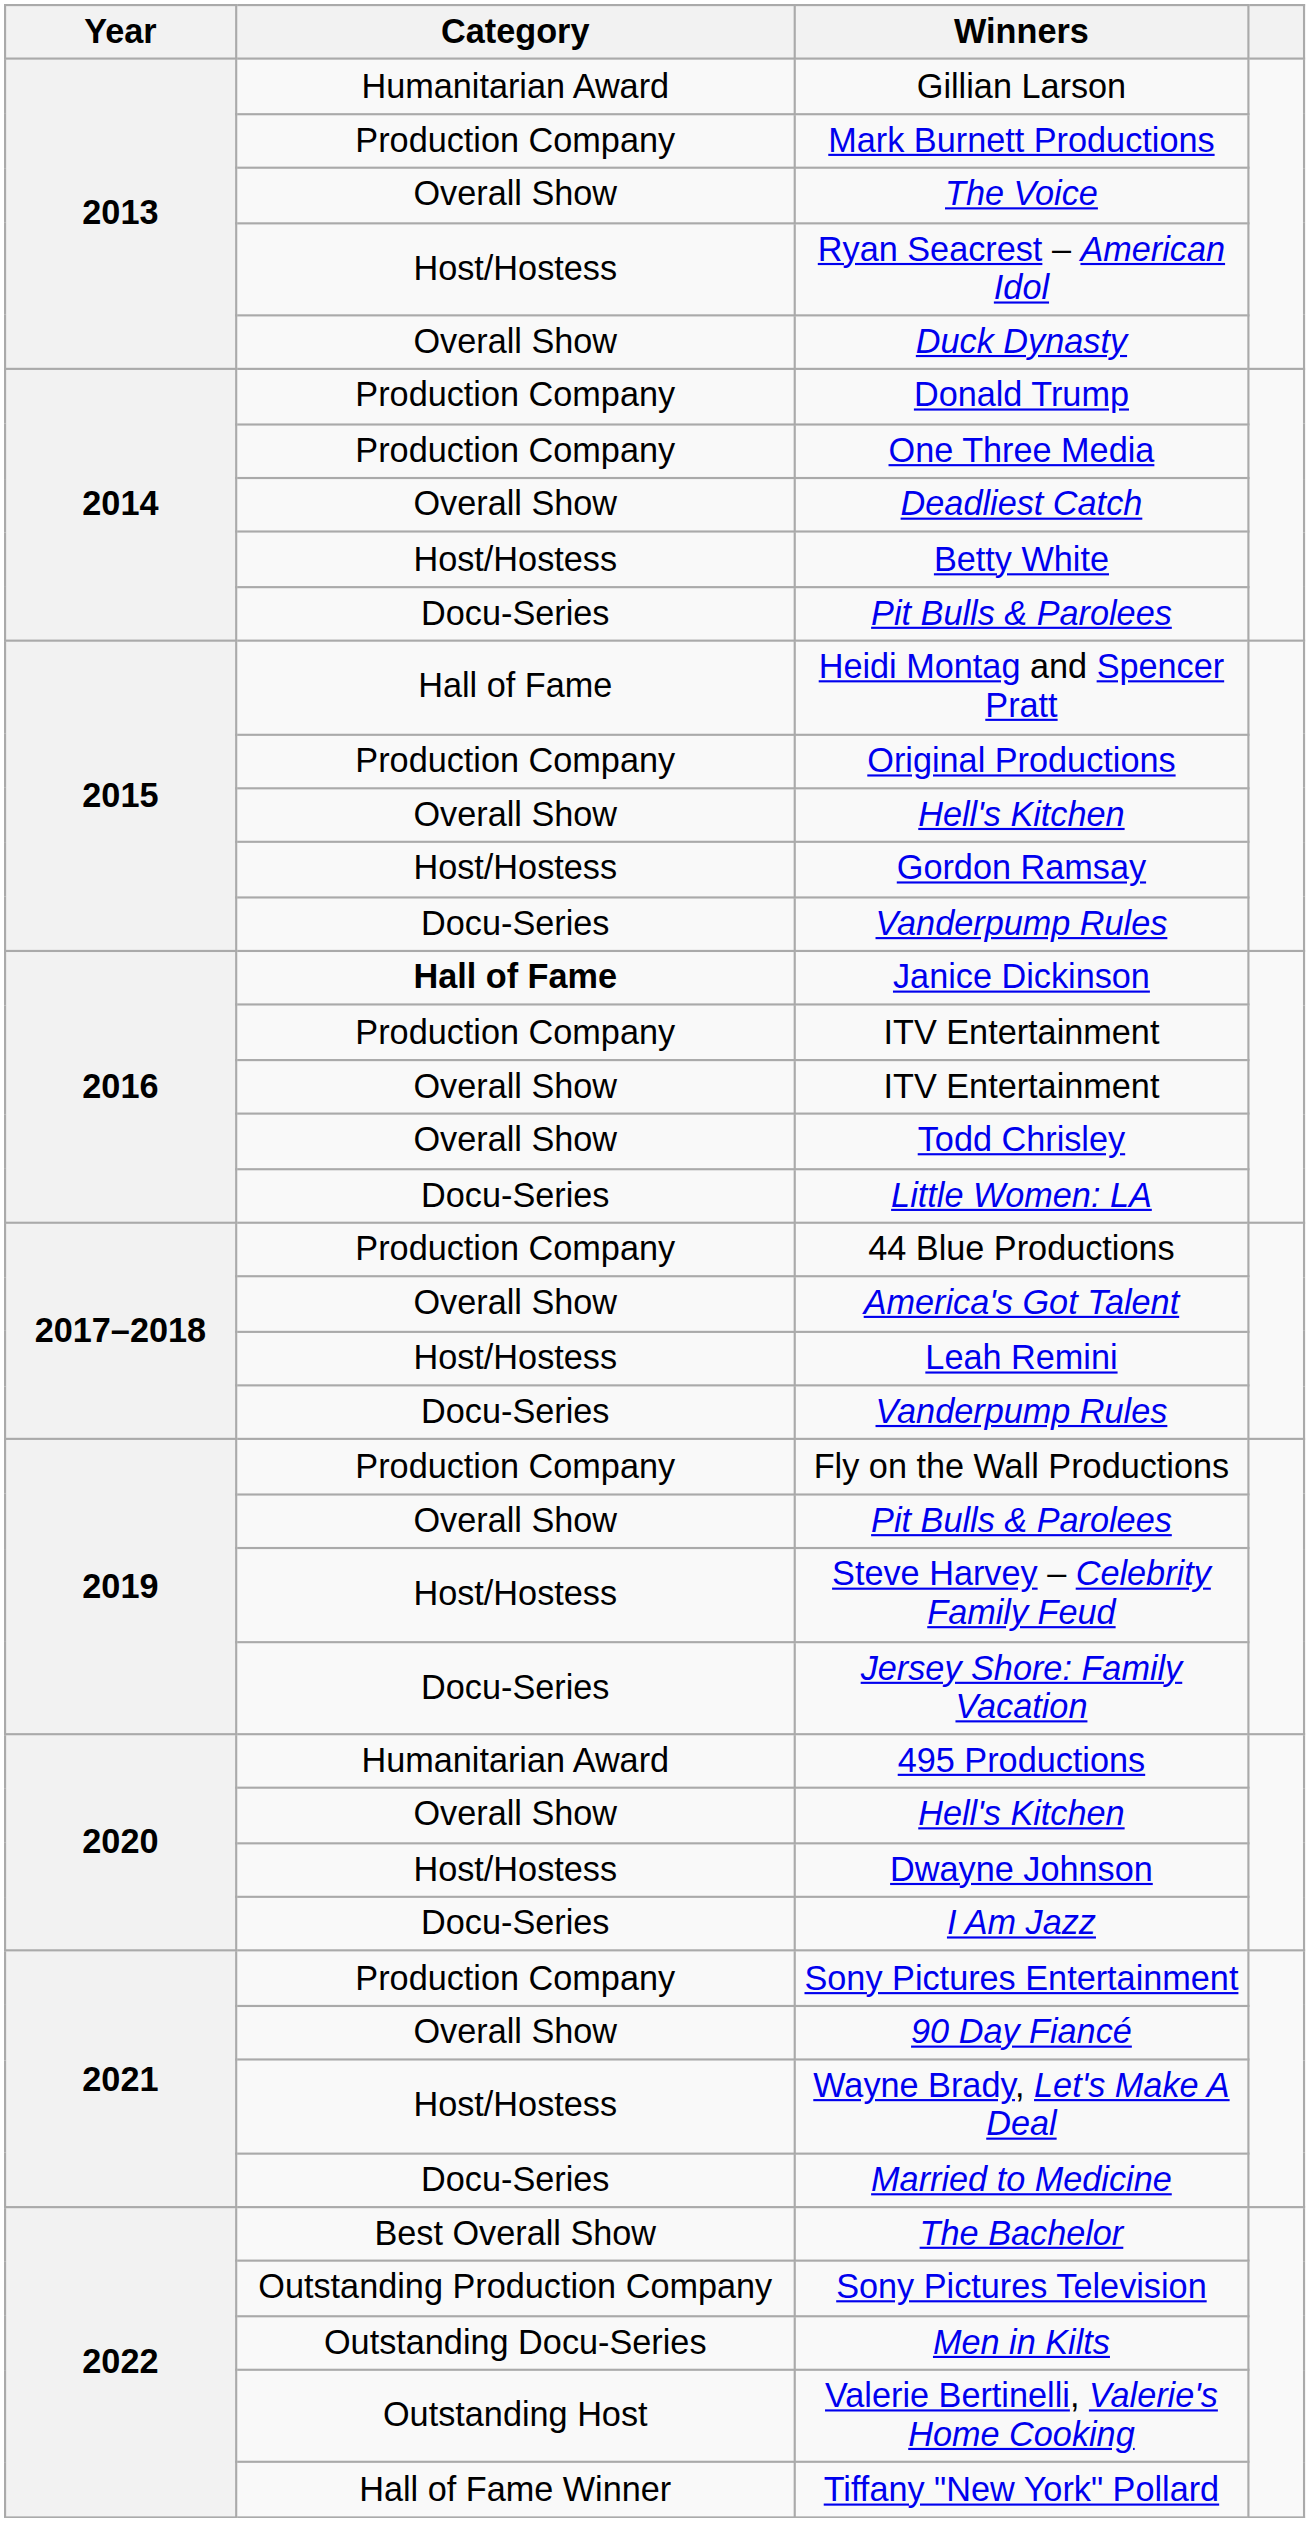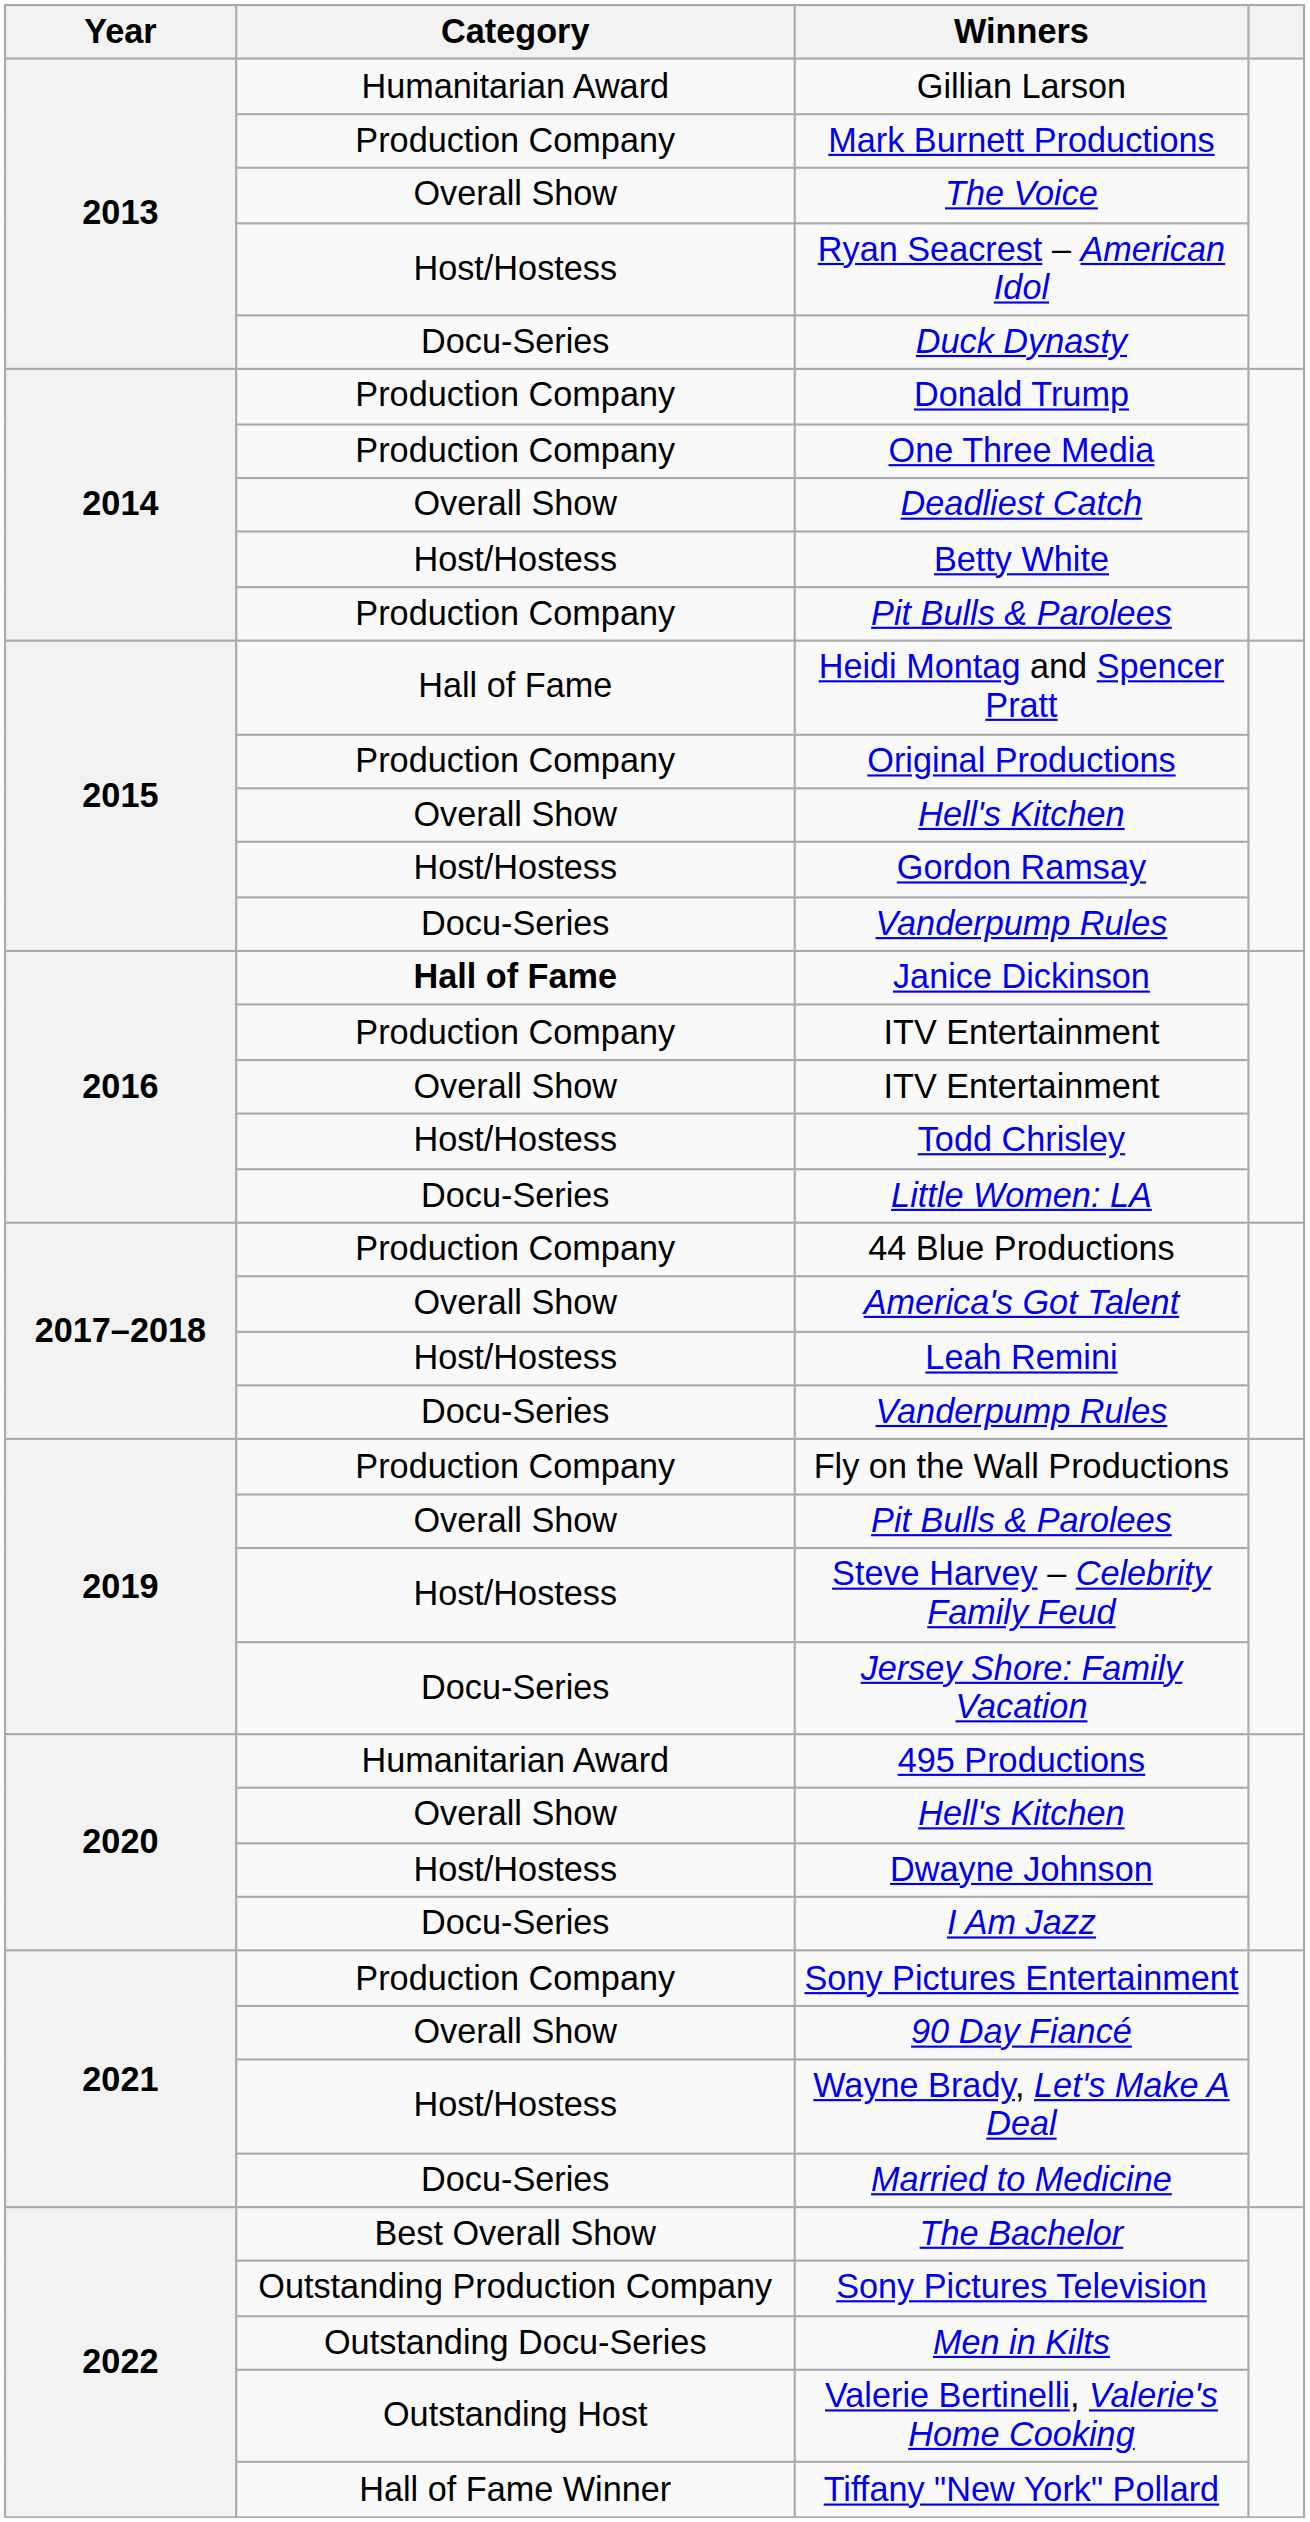(515, 341) Overall Show -> (515, 341) Docu-Series
(515, 613) Docu-Series -> (515, 613) Production Company
(515, 1140) Overall Show -> (515, 1140) Host/Hostess
